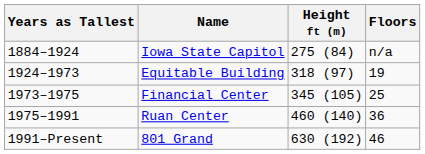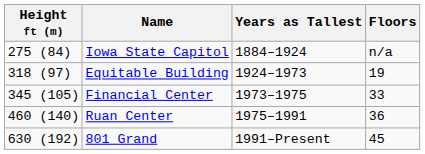columns swapped: (71, 23) <-> (327, 22)
(377, 95) 25 -> (377, 95) 33
(377, 139) 46 -> (377, 139) 45
